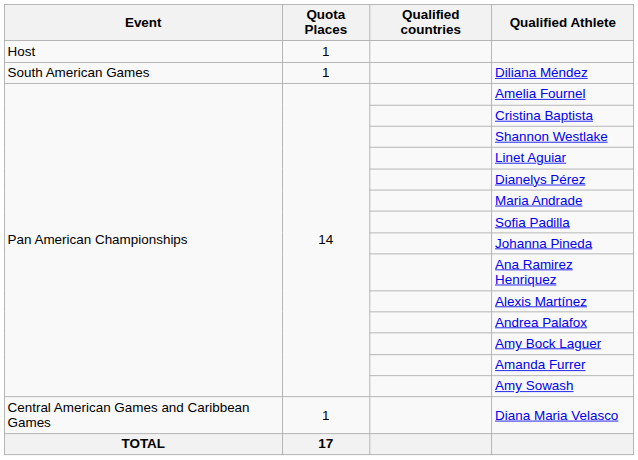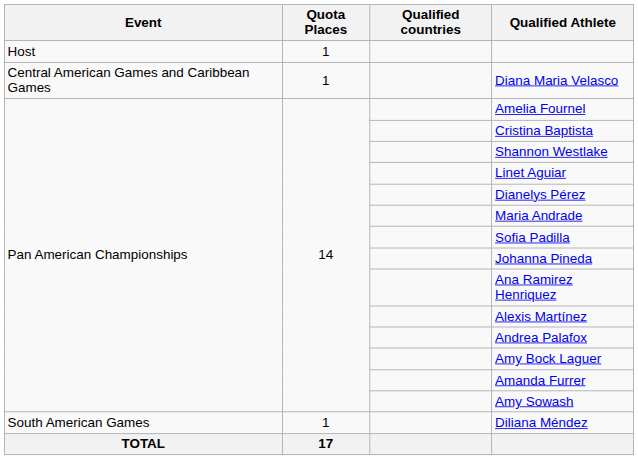rows swapped: (78, 72) <-> (129, 415)
